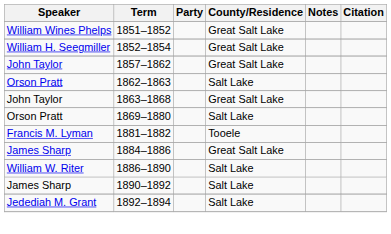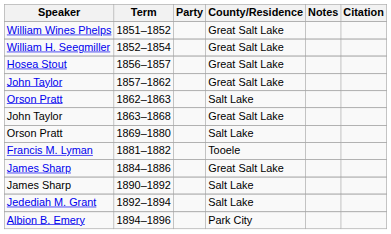+ row: (144, 64)
- row: (144, 168)
+ row: (144, 220)
